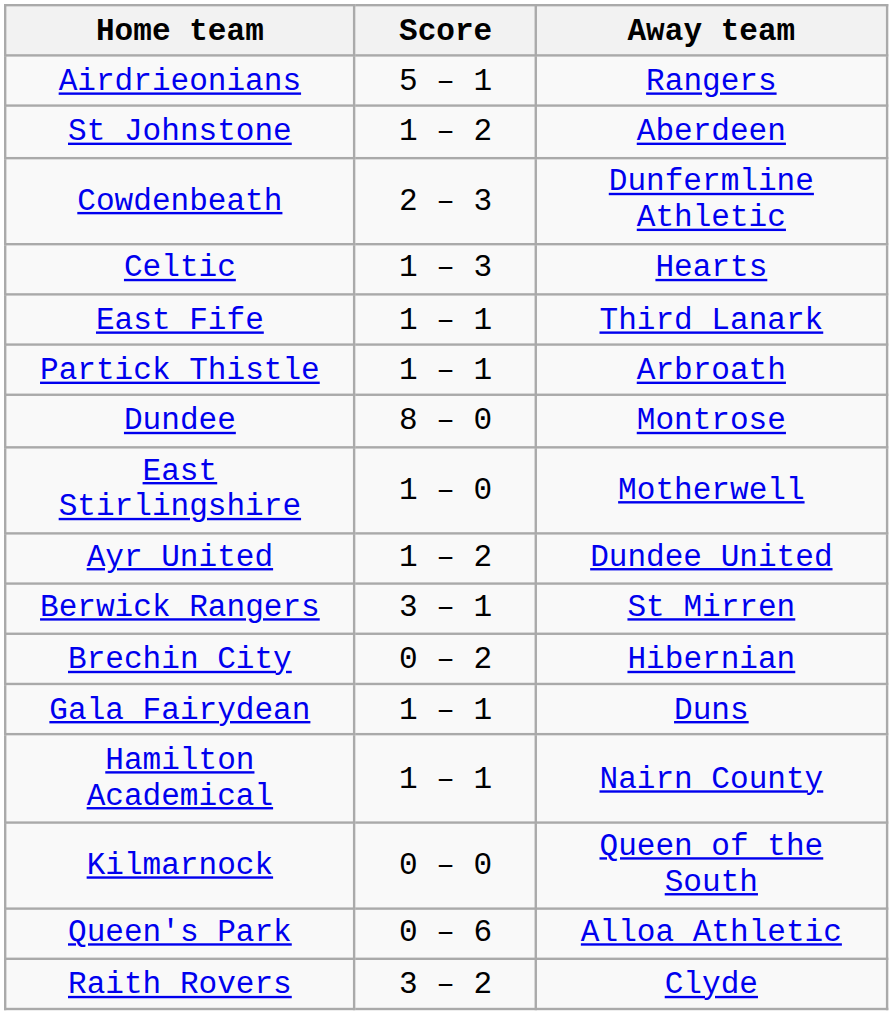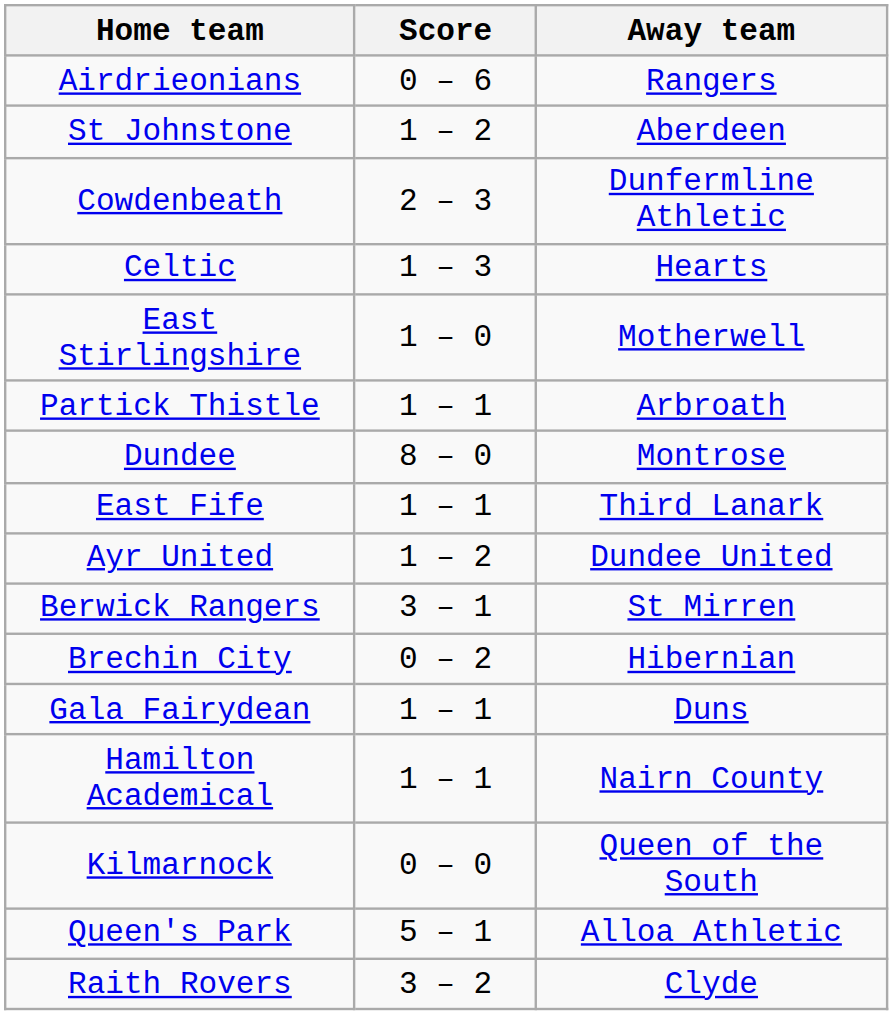(446, 81) 5 – 1 -> (446, 81) 0 – 6
rows swapped: (180, 489) <-> (180, 320)
(446, 933) 0 – 6 -> (446, 933) 5 – 1
